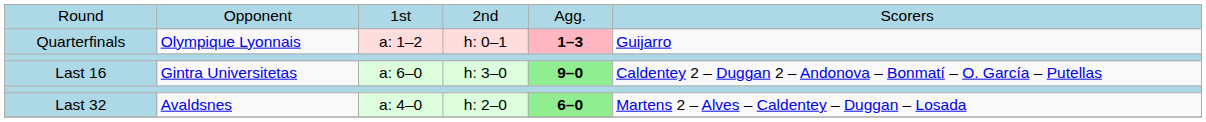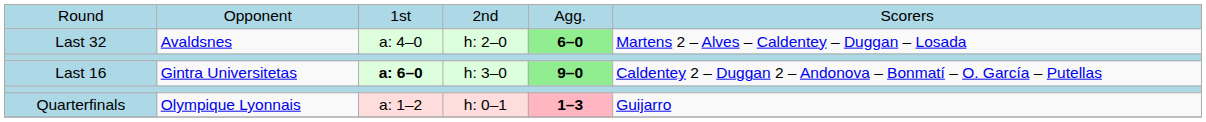rows swapped: (81, 104) <-> (81, 41)
(401, 73) normal -> (401, 73) bold
